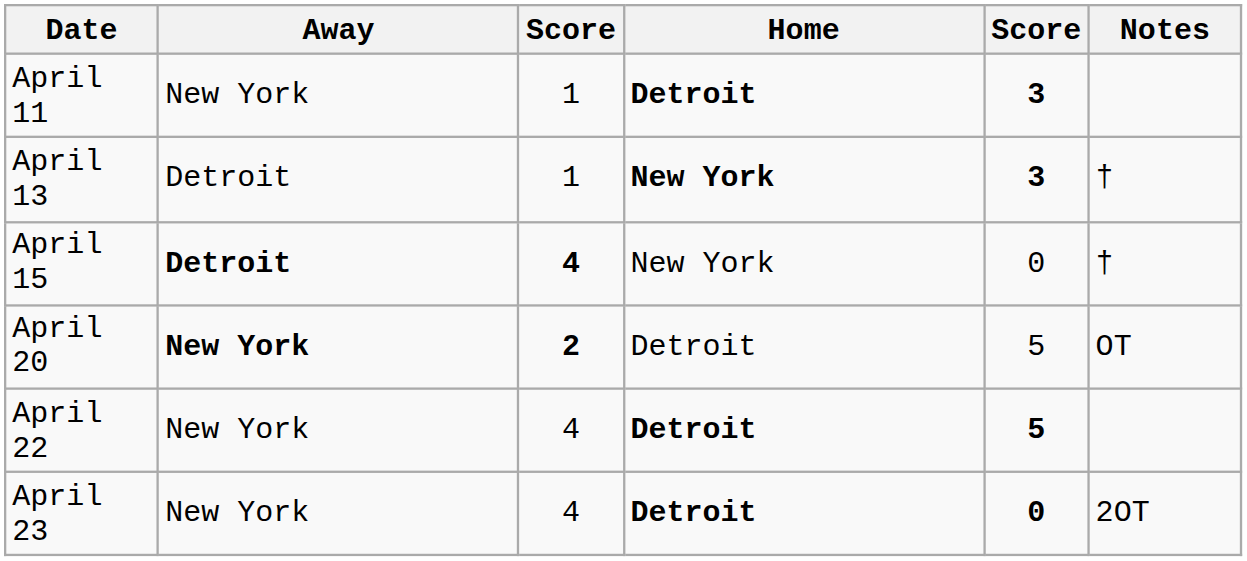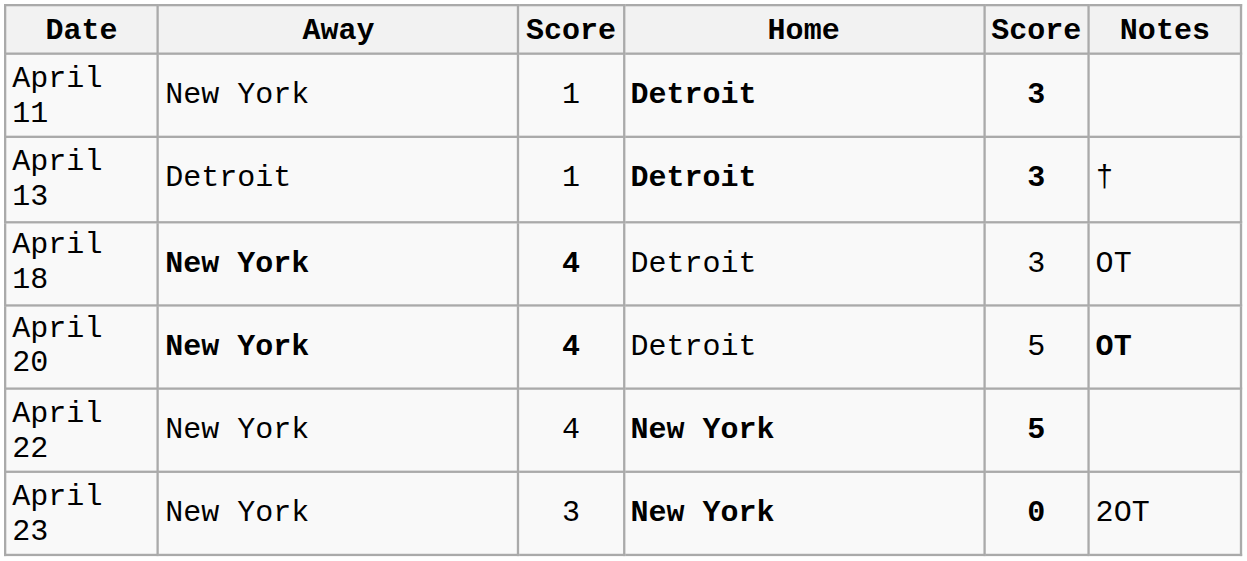(703, 179) New York -> (693, 179) Detroit
- row: (57, 263)
+ row: (57, 263)
(571, 347) 2 -> (571, 347) 4
(1114, 347) normal -> (1114, 347) bold
(693, 430) Detroit -> (703, 430) New York
(571, 514) 4 -> (571, 514) 3
(693, 514) Detroit -> (703, 514) New York
